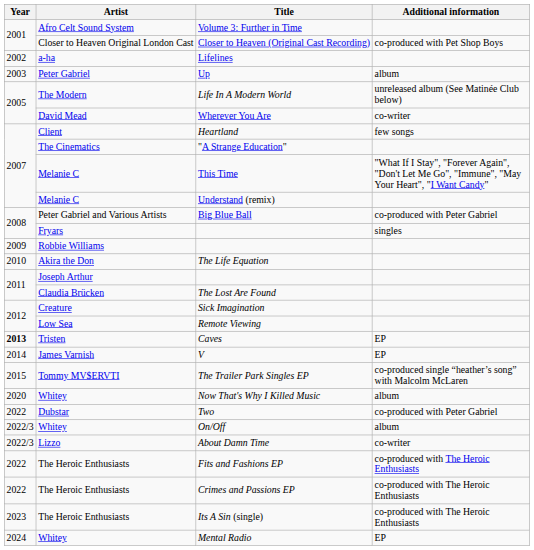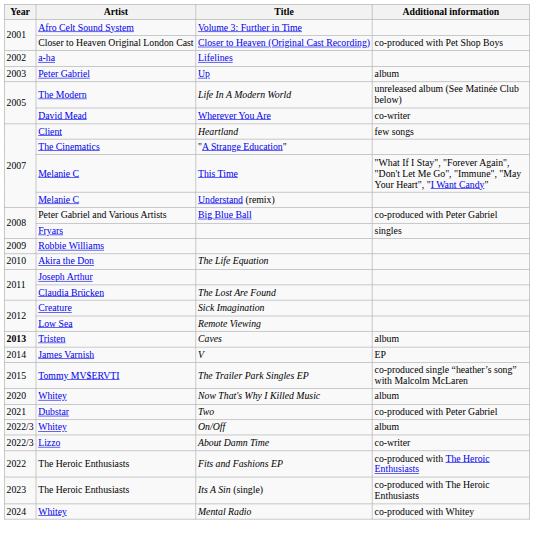(380, 339) EP -> (387, 339) album
(16, 412) 2022 -> (16, 412) 2021
- row: (84, 490)
(380, 537) EP -> (424, 511) co-produced with Whitey
